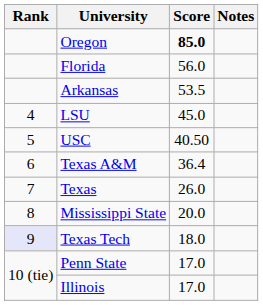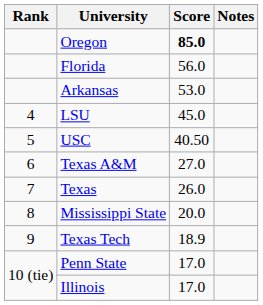(192, 90) 53.5 -> (192, 90) 53.0
(192, 164) 36.4 -> (192, 164) 27.0
(31, 238) lavender background -> (31, 238) no background
(192, 238) 18.0 -> (192, 238) 18.9
